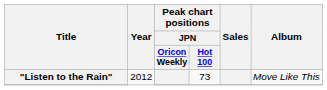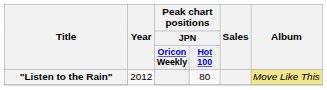(205, 77) 73 -> (205, 77) 80
(286, 77) no background -> (286, 77) khaki background
